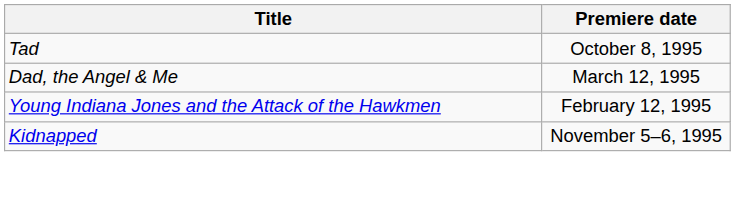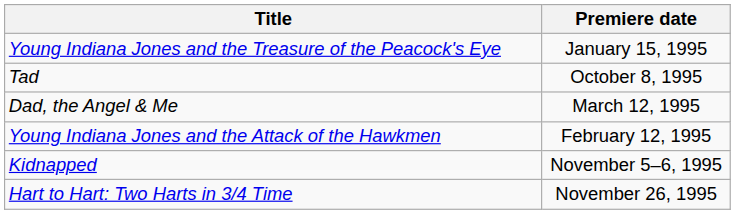+ row: (255, 48)
+ row: (151, 194)
